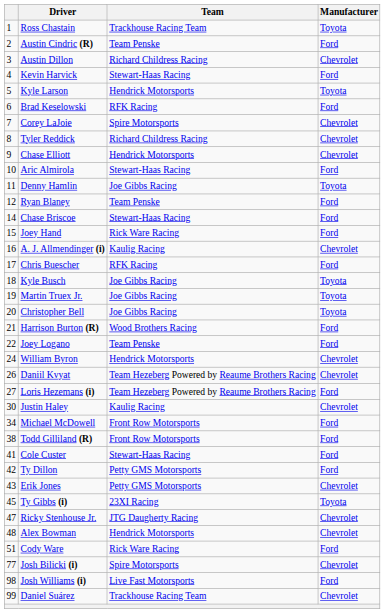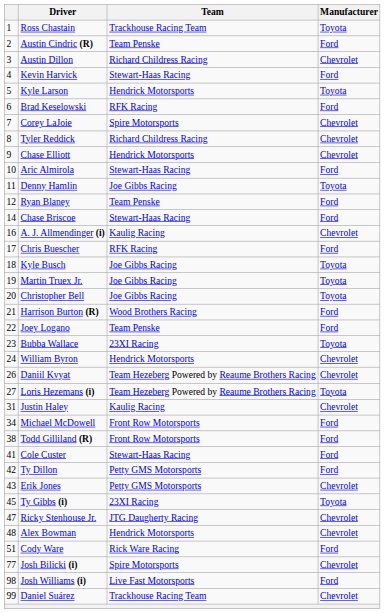- row: (41, 233)
+ row: (49, 344)
(329, 391) Ford -> (333, 391) Toyota
(11, 407) 30 -> (11, 407) 31
